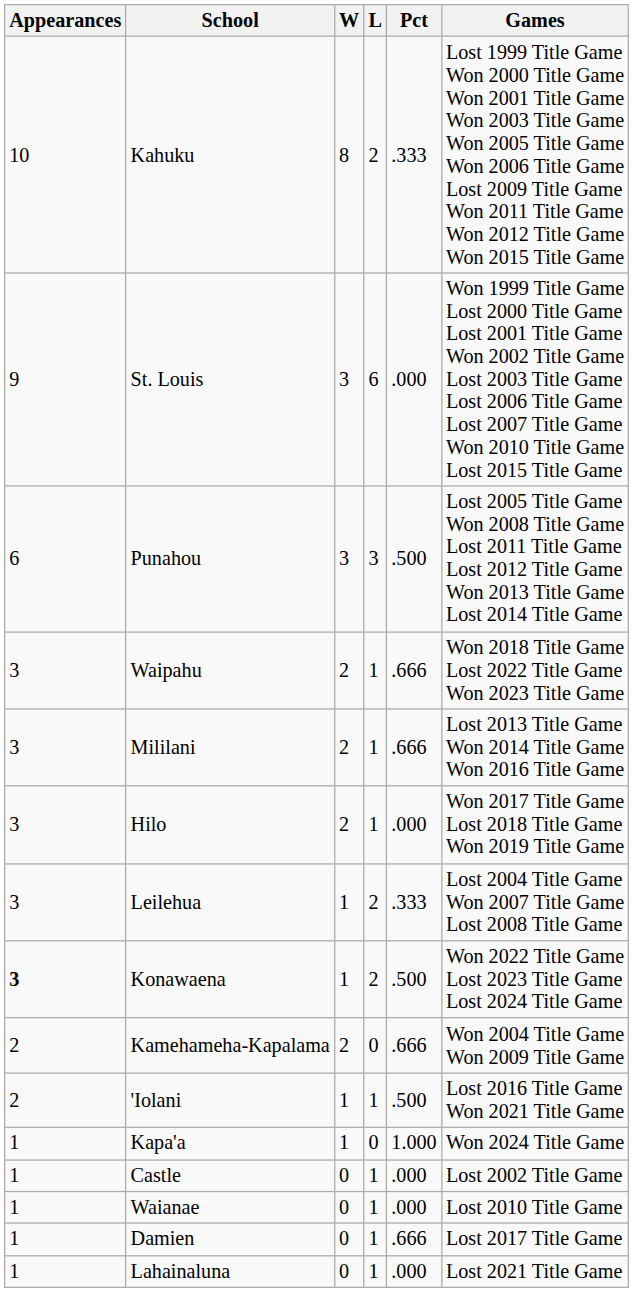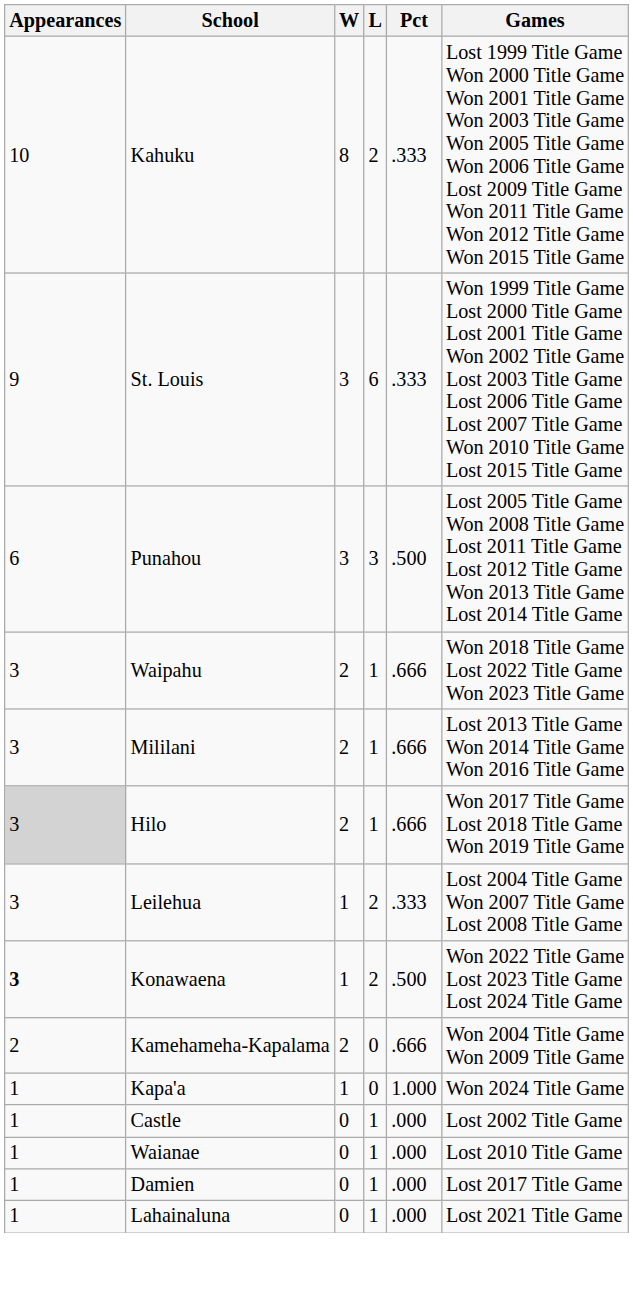(409, 379) .000 -> (409, 379) .333
(14, 824) no background -> (14, 824) lightgrey background
(409, 824) .000 -> (409, 824) .666
- row: (156, 1099)
(409, 1239) .666 -> (409, 1184) .000
